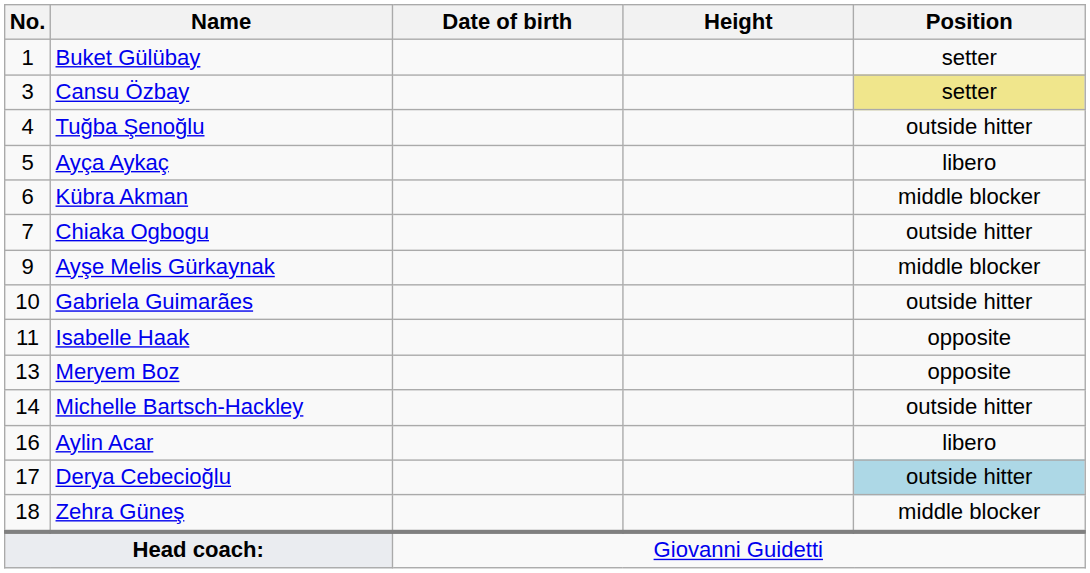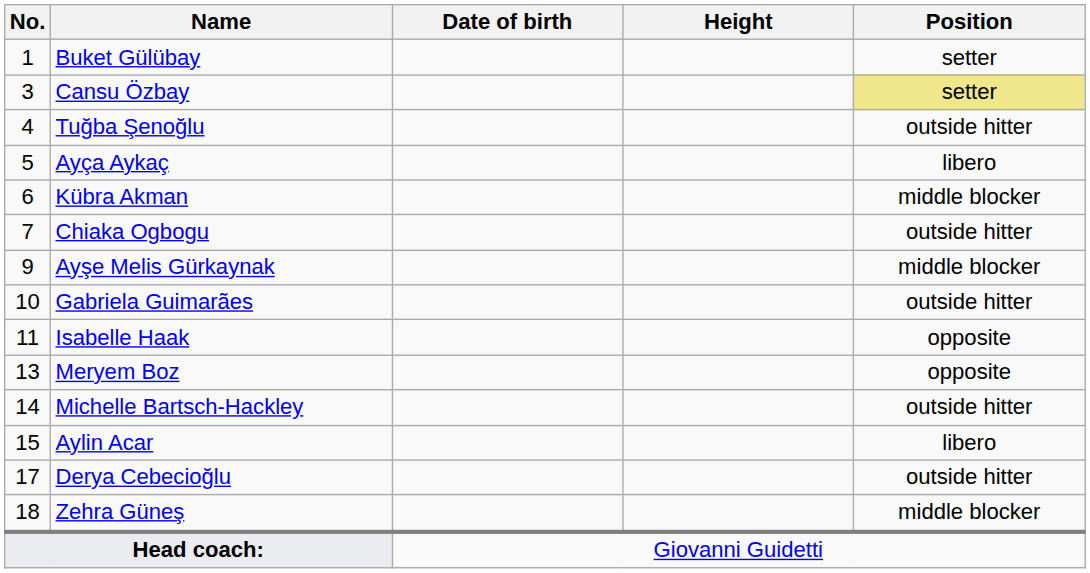(28, 442) 16 -> (28, 442) 15
(969, 477) lightblue background -> (969, 477) no background
